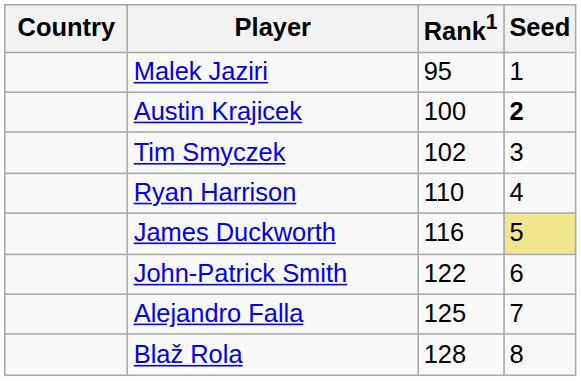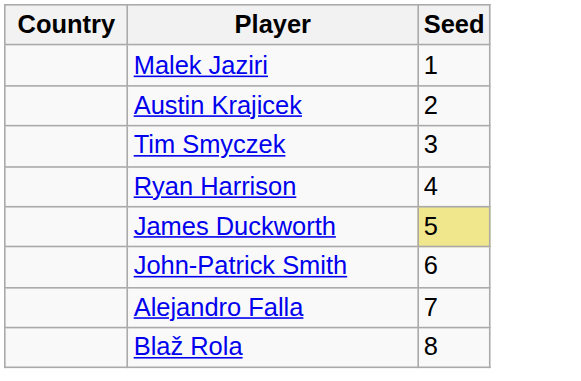- column: (461, 28)
(516, 112) bold -> (431, 105) normal
